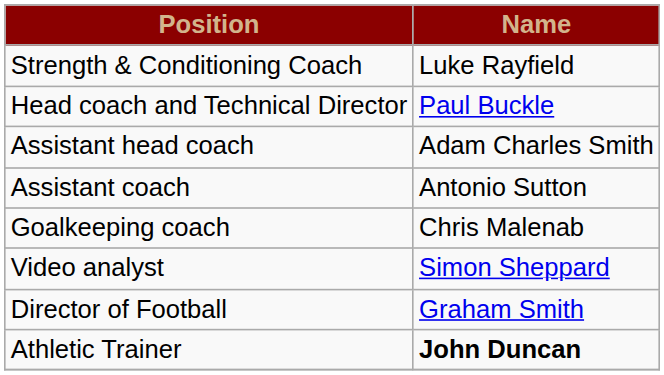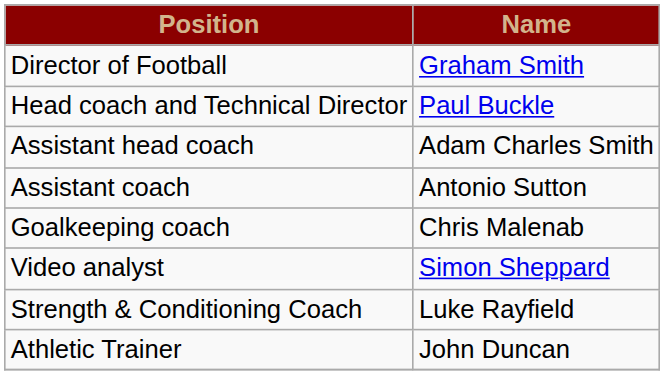rows swapped: (119, 308) <-> (186, 65)
(500, 349) bold -> (494, 349) normal
